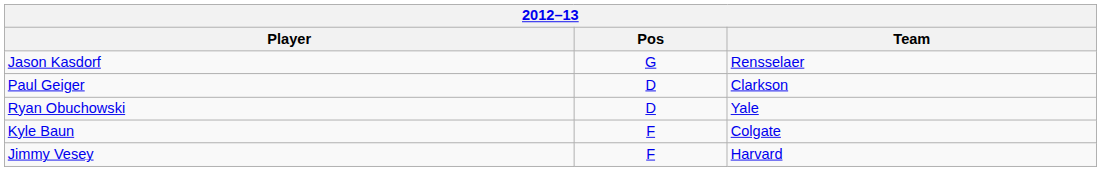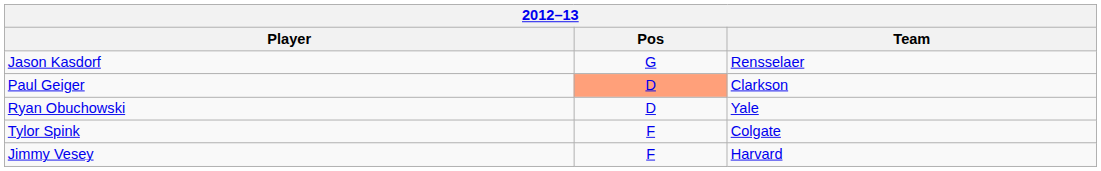(651, 85) no background -> (651, 85) lightsalmon background
- row: (41, 131)
+ row: (44, 131)
